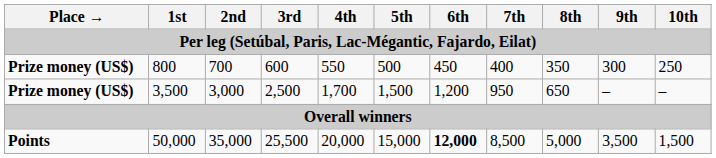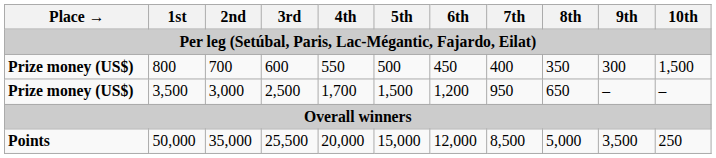(670, 66) 250 -> (676, 66) 1,500
(455, 141) bold -> (455, 141) normal
(676, 141) 1,500 -> (670, 141) 250
